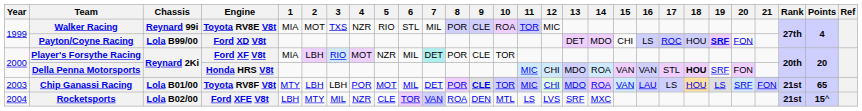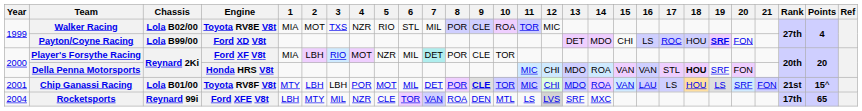(172, 27) Reynard 99i -> (172, 27) Lola B02/00
(17, 85) 2003 -> (17, 85) 2001
(822, 85) 65 -> (822, 85) 15^
(172, 99) Lola B02/00 -> (172, 99) Reynard 99i
(552, 99) no background -> (552, 99) lightgrey background
(792, 99) 21st -> (792, 99) 17th
(822, 99) 15^ -> (822, 99) 65
